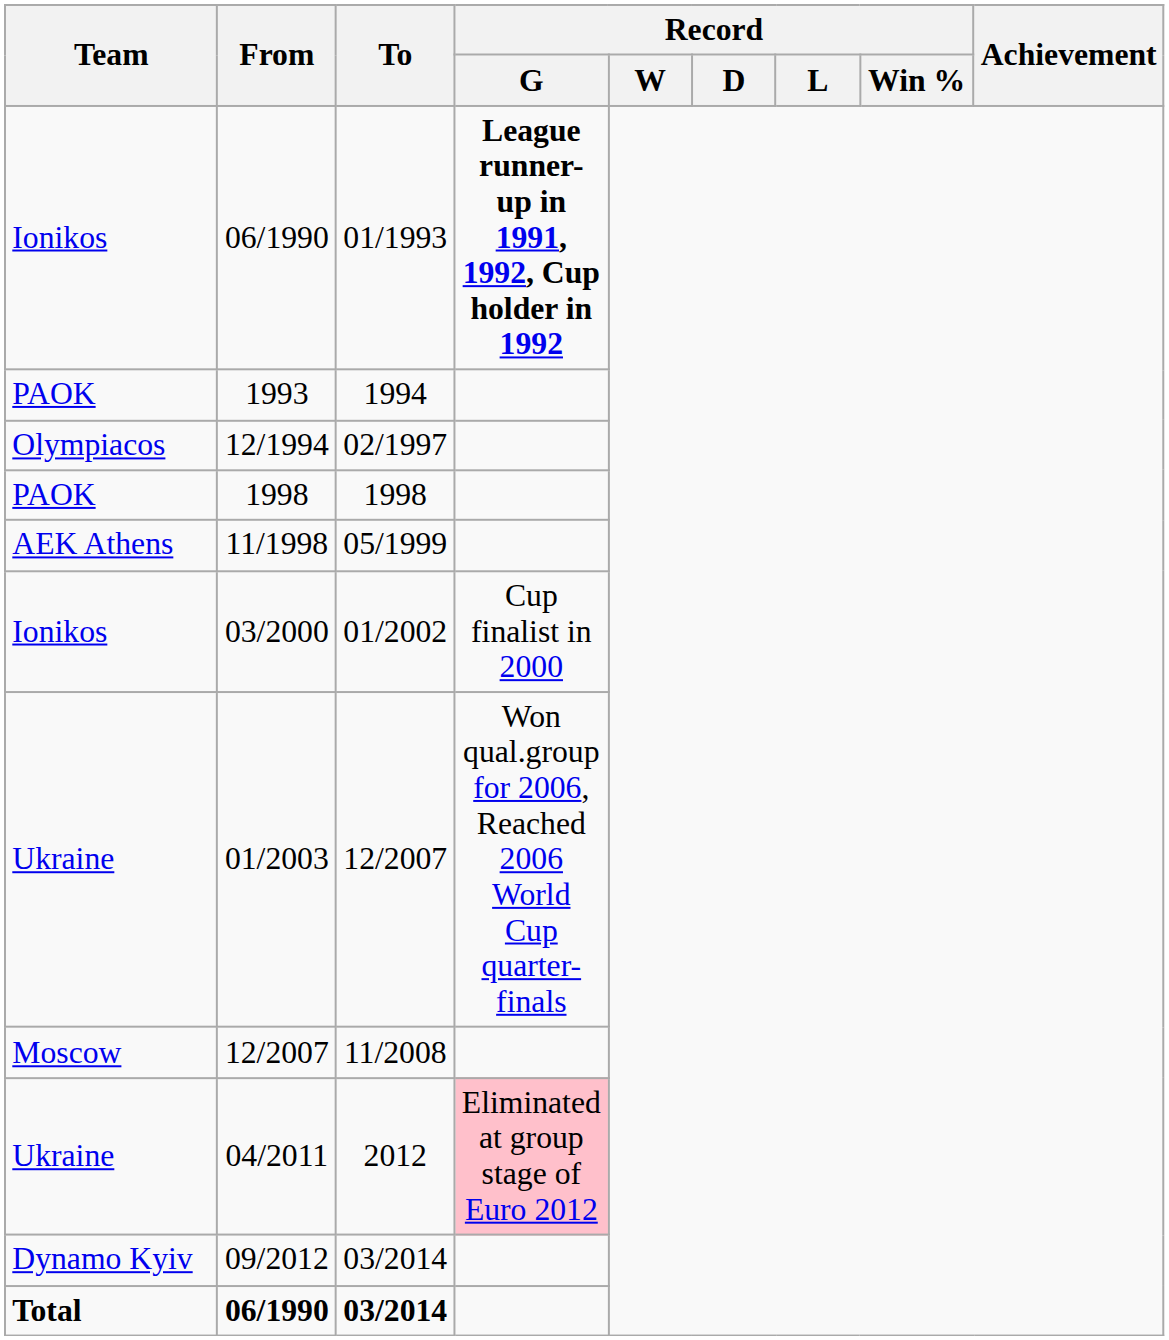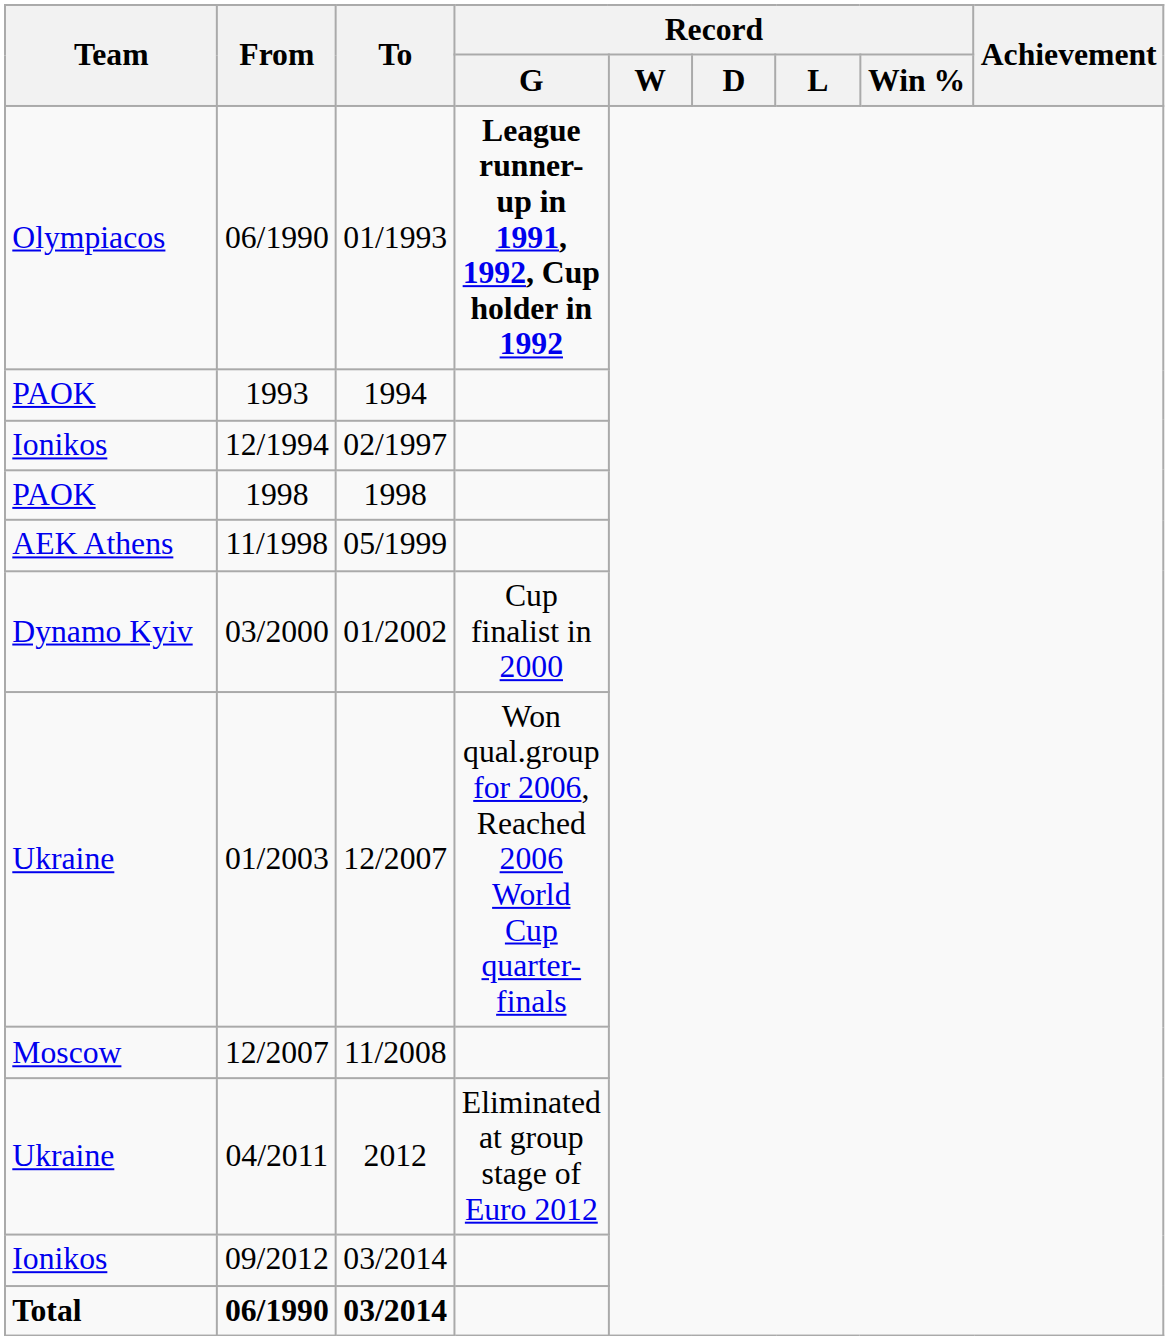(60, 237) Ionikos -> (89, 237) Olympiacos
(89, 444) Olympiacos -> (60, 444) Ionikos
(60, 630) Ionikos -> (102, 630) Dynamo Kyiv
(531, 1155) pink background -> (531, 1155) no background
(102, 1259) Dynamo Kyiv -> (60, 1259) Ionikos
